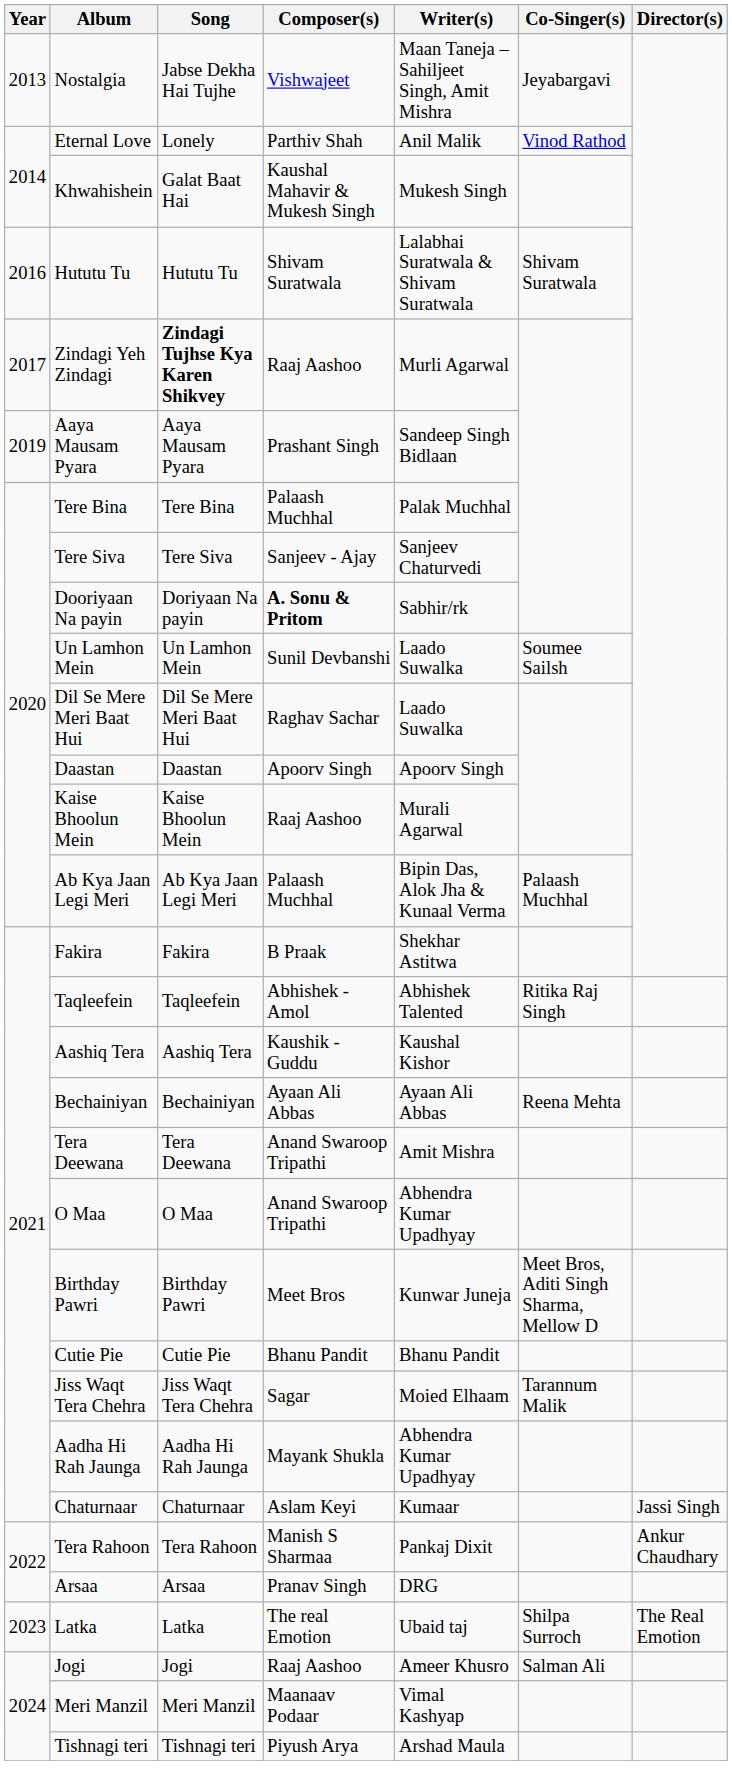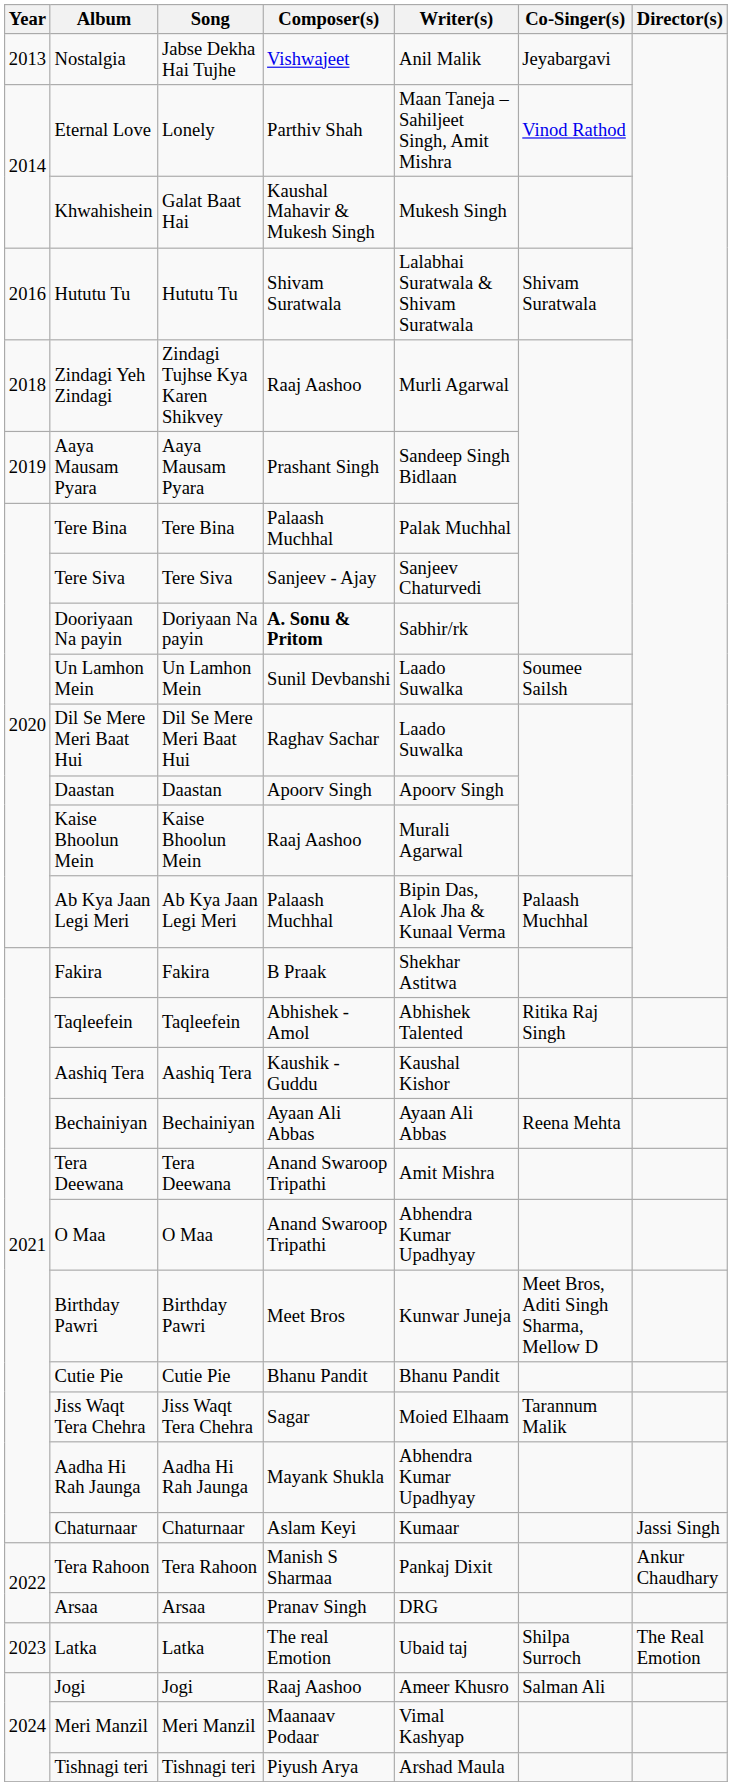(454, 79) Maan Taneja – Sahiljeet Singh, Amit Mishra -> (440, 59) Anil Malik
(440, 140) Anil Malik -> (454, 130) Maan Taneja – Sahiljeet Singh, Amit Mishra
(27, 364) 2017 -> (27, 385) 2018
(207, 364) bold -> (205, 385) normal
